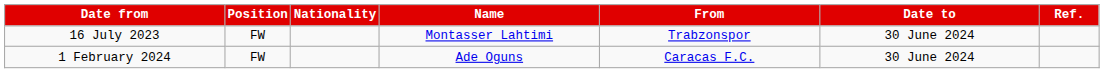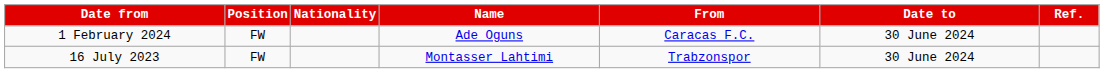rows swapped: (115, 36) <-> (115, 57)
